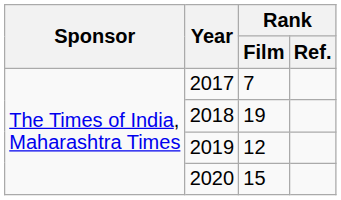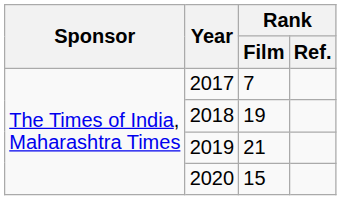(254, 147) 12 -> (254, 147) 21
